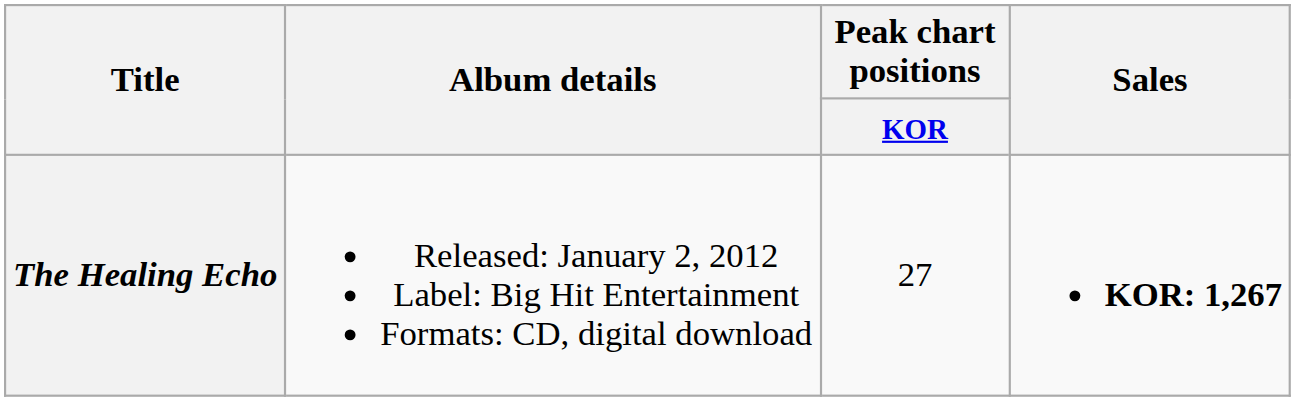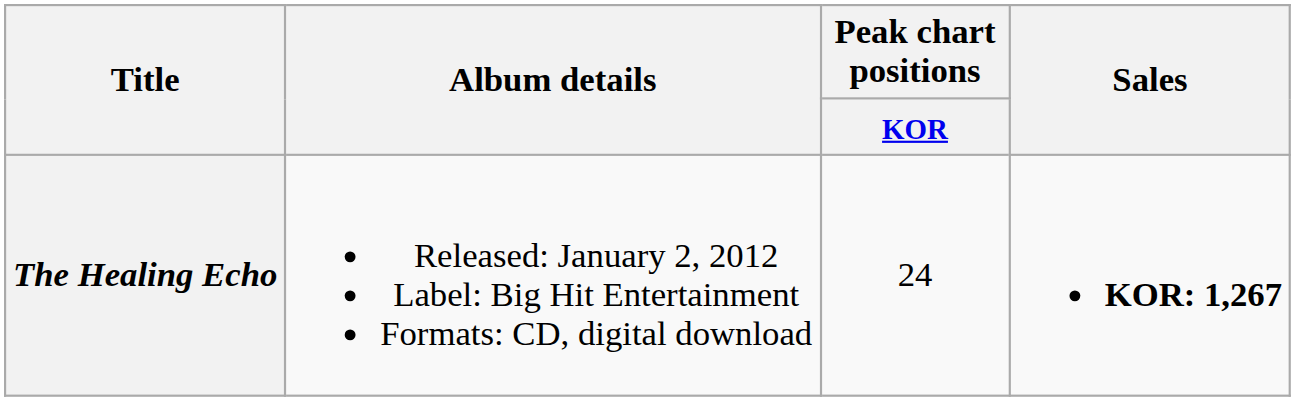(915, 274) 27 -> (915, 274) 24
